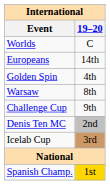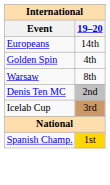- row: (21, 44)
- row: (37, 108)
